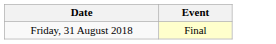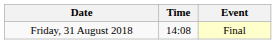+ column: (178, 13)
